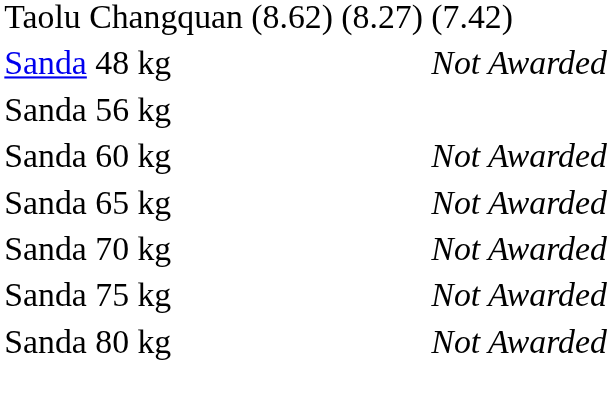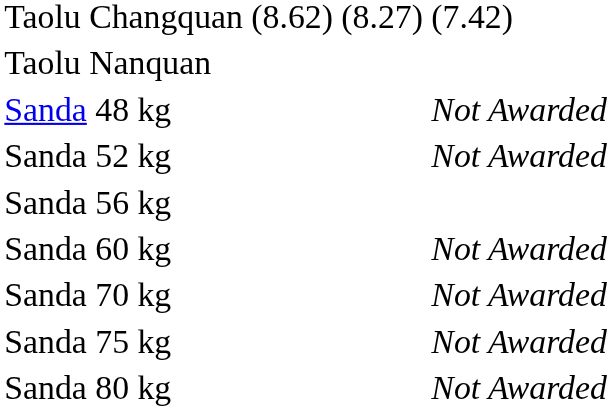+ row: (108, 63)
+ row: (88, 156)
- row: (88, 202)
